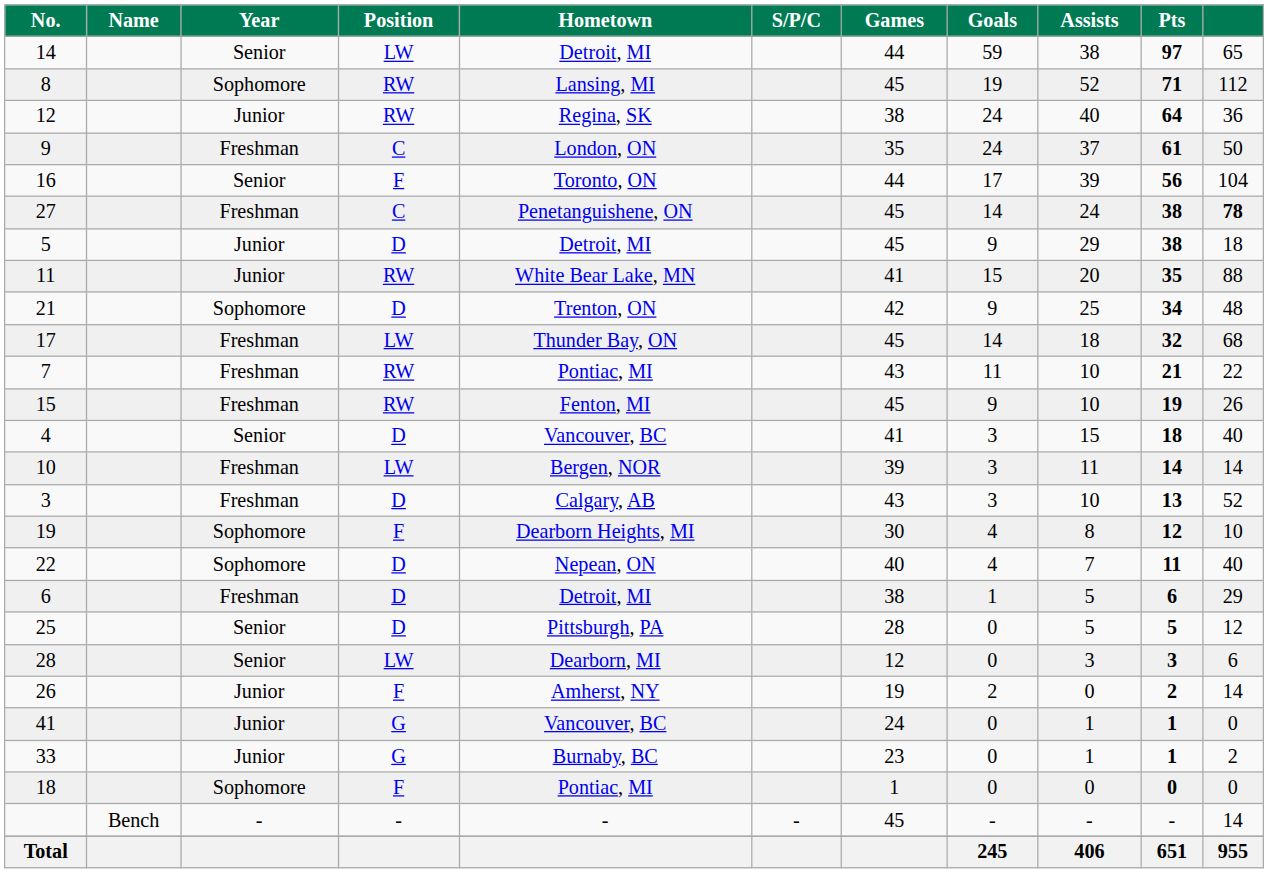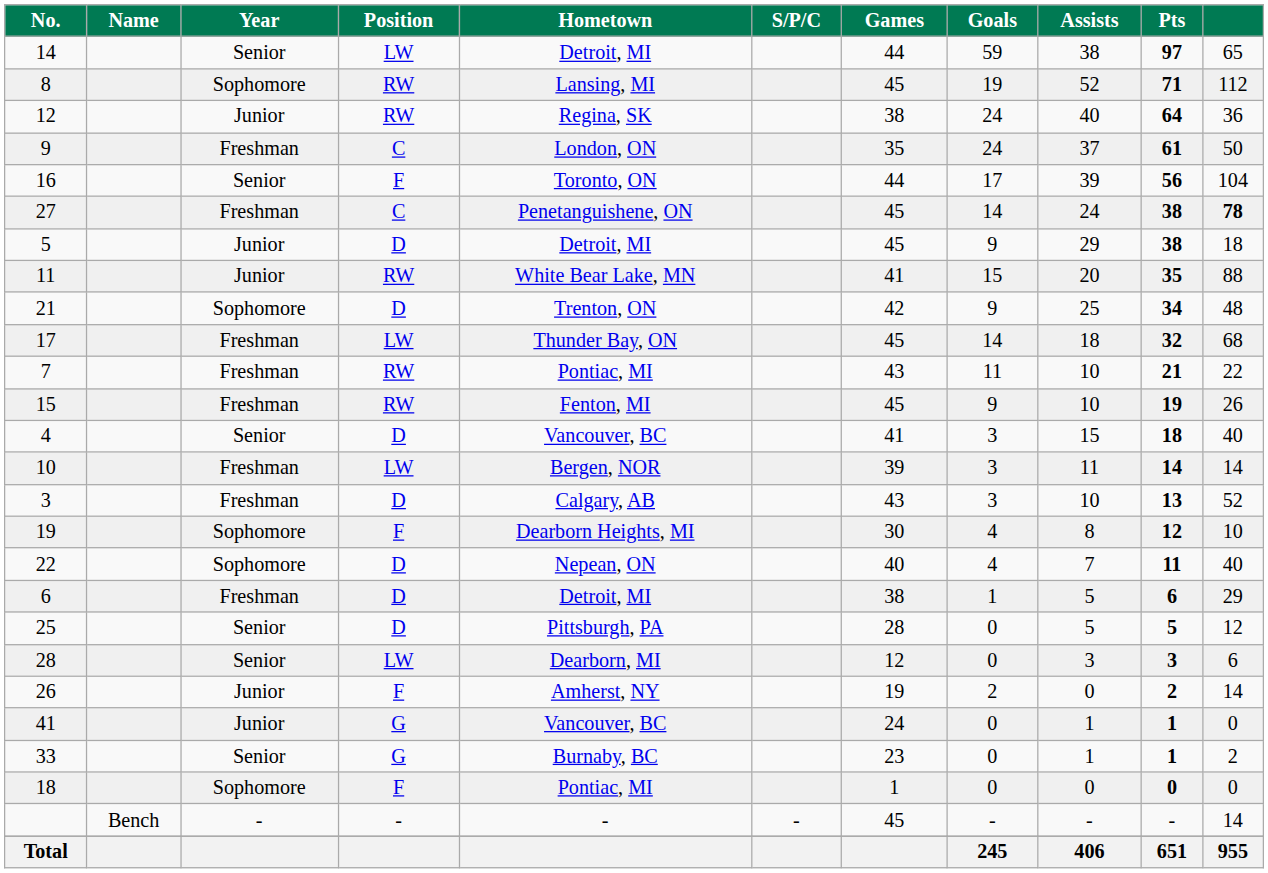(259, 755) Junior -> (259, 755) Senior
